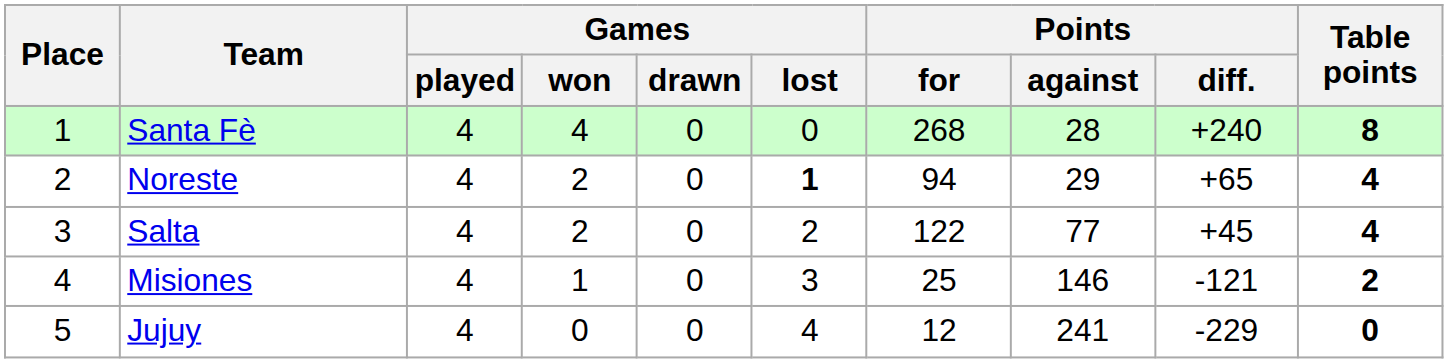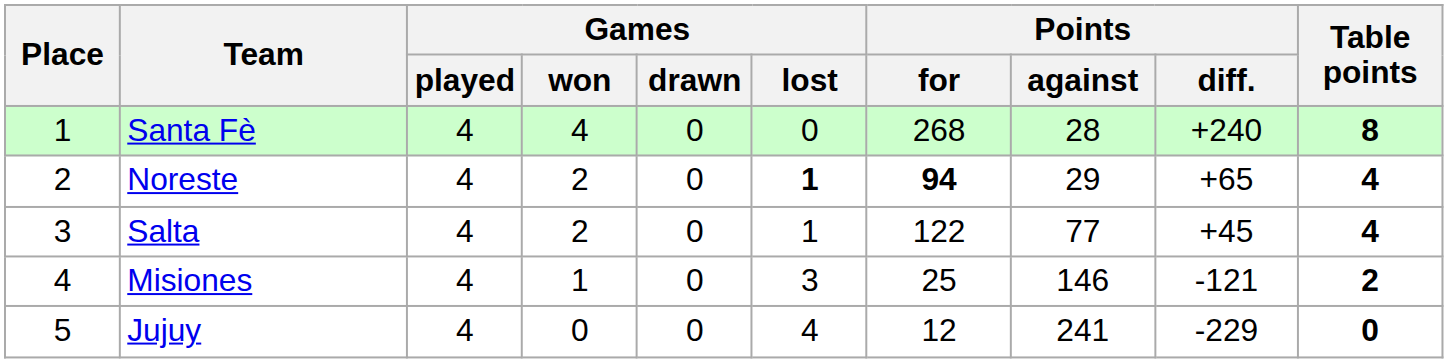(939, 180) normal -> (939, 180) bold
(810, 230) 2 -> (810, 230) 1
